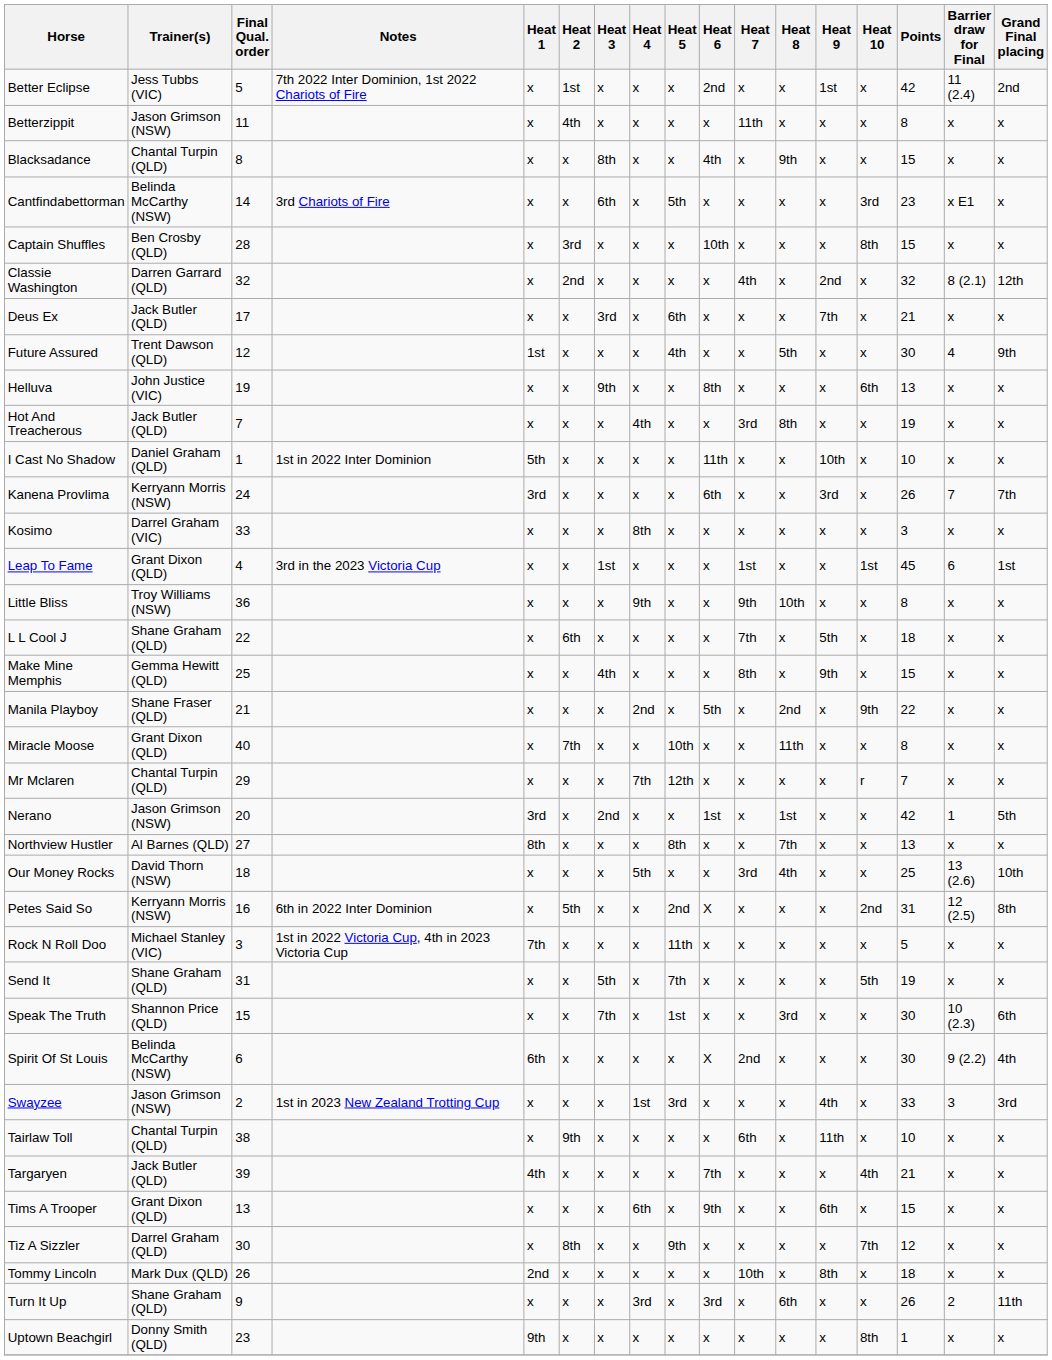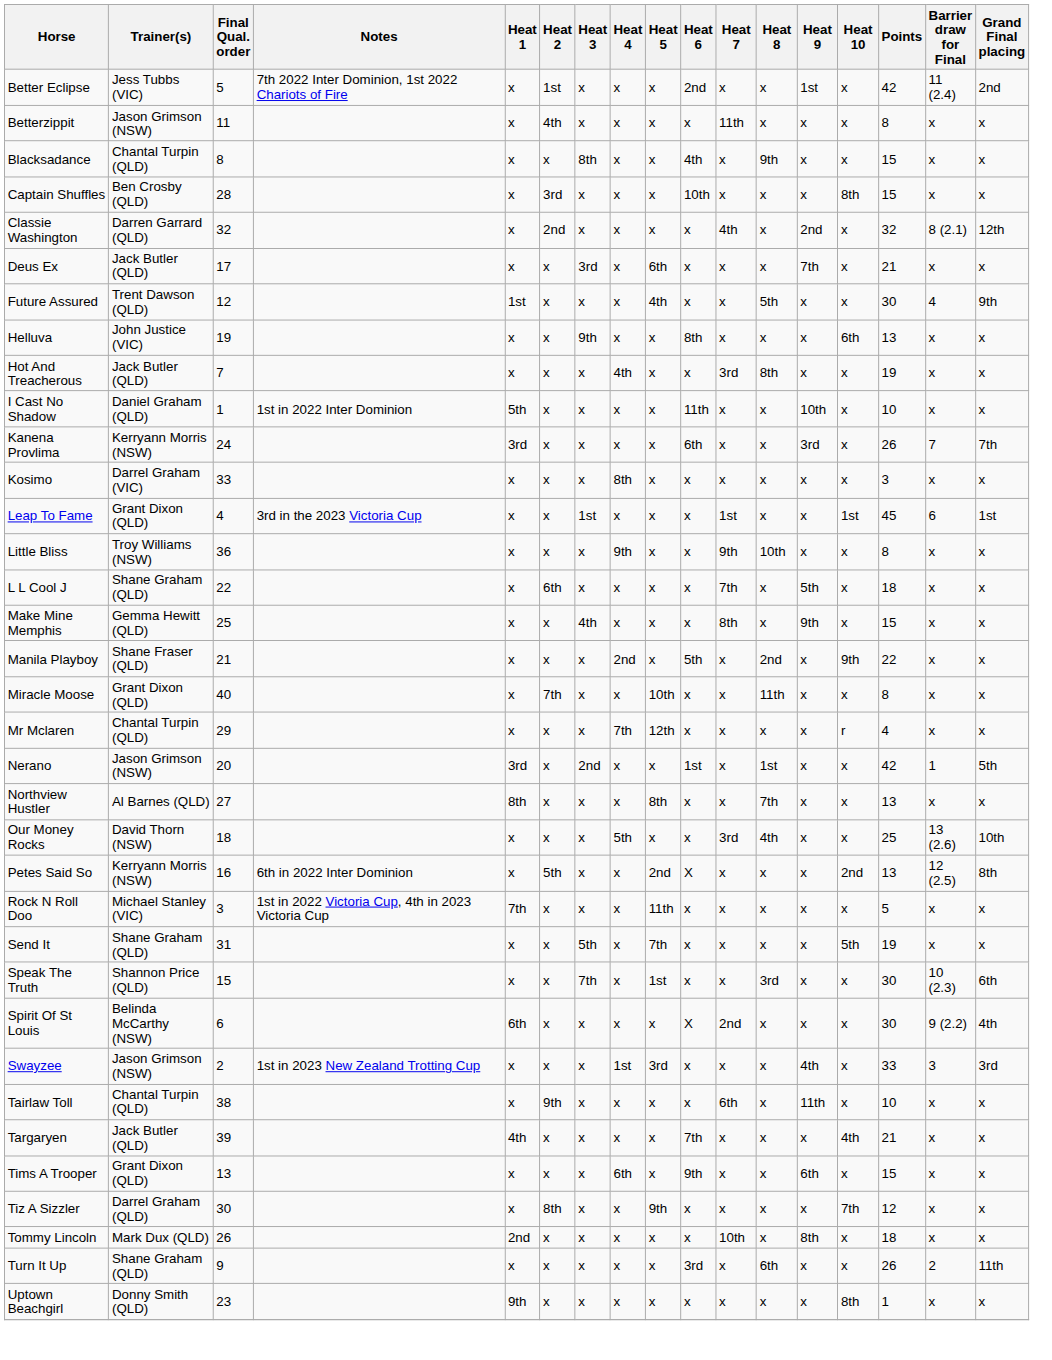- row: (66, 202)
(904, 780) 7 -> (885, 730) 4
(908, 908) 31 -> (889, 873) 13
(642, 1301) 3rd -> (617, 1265) x
